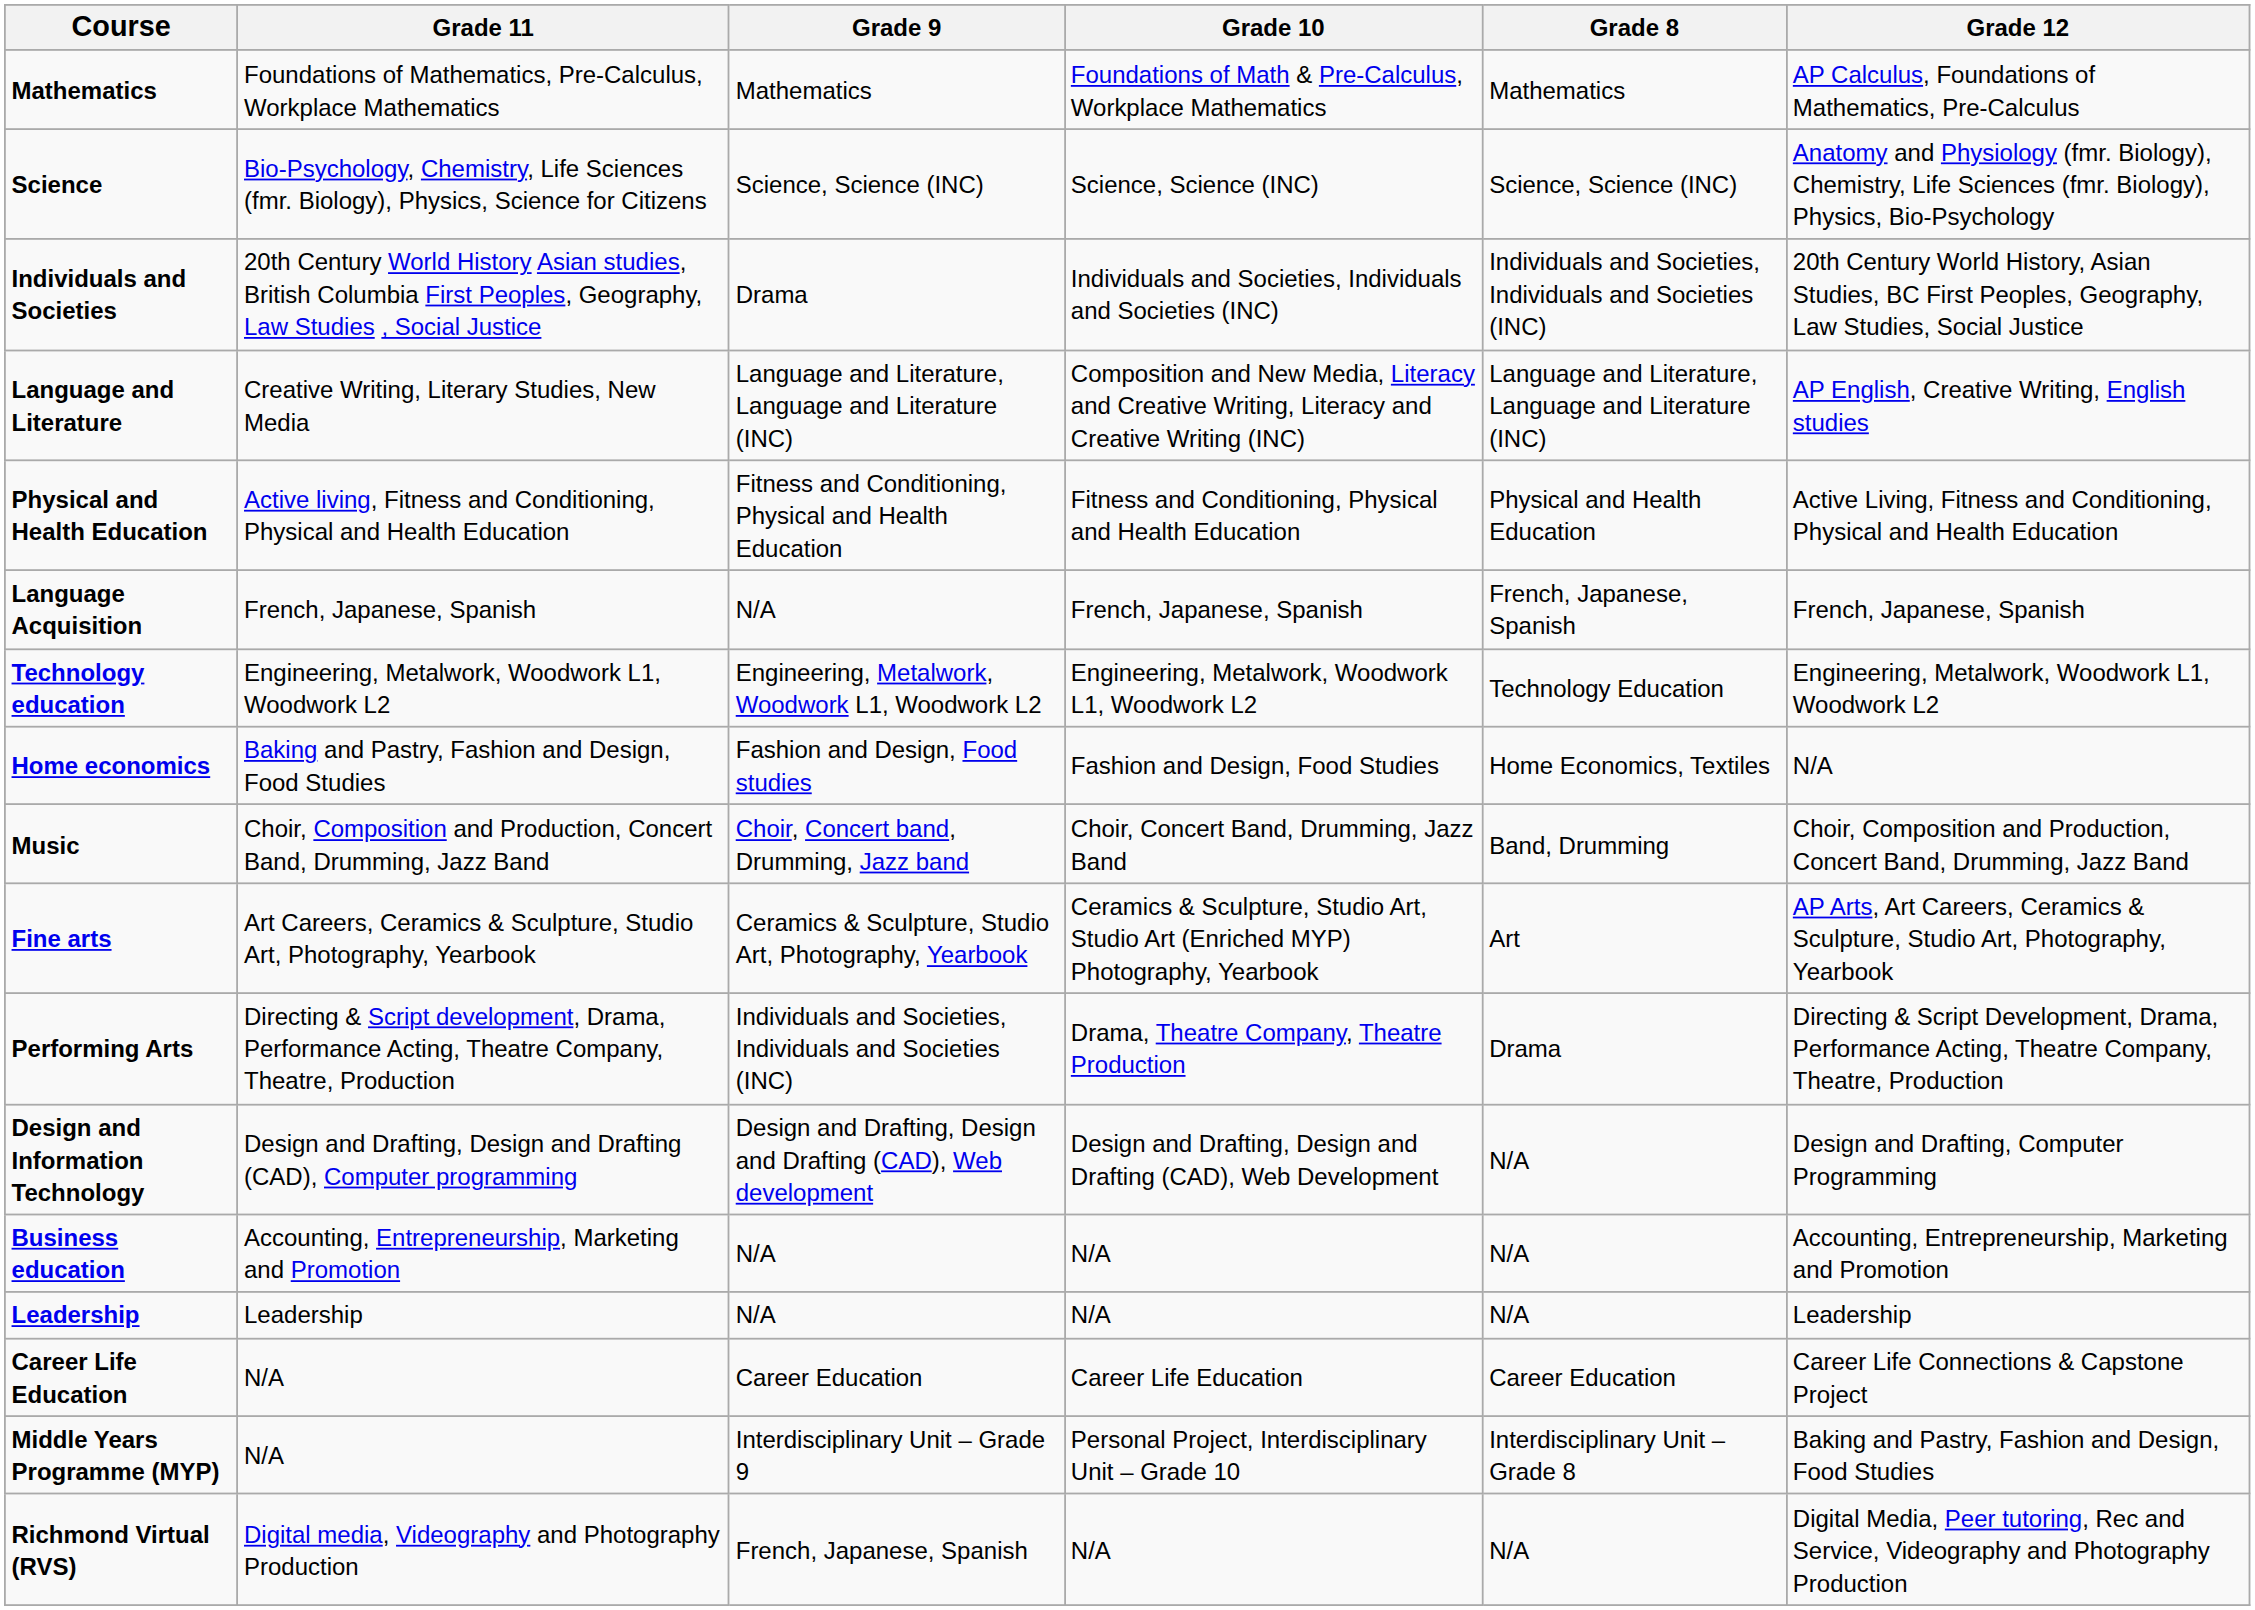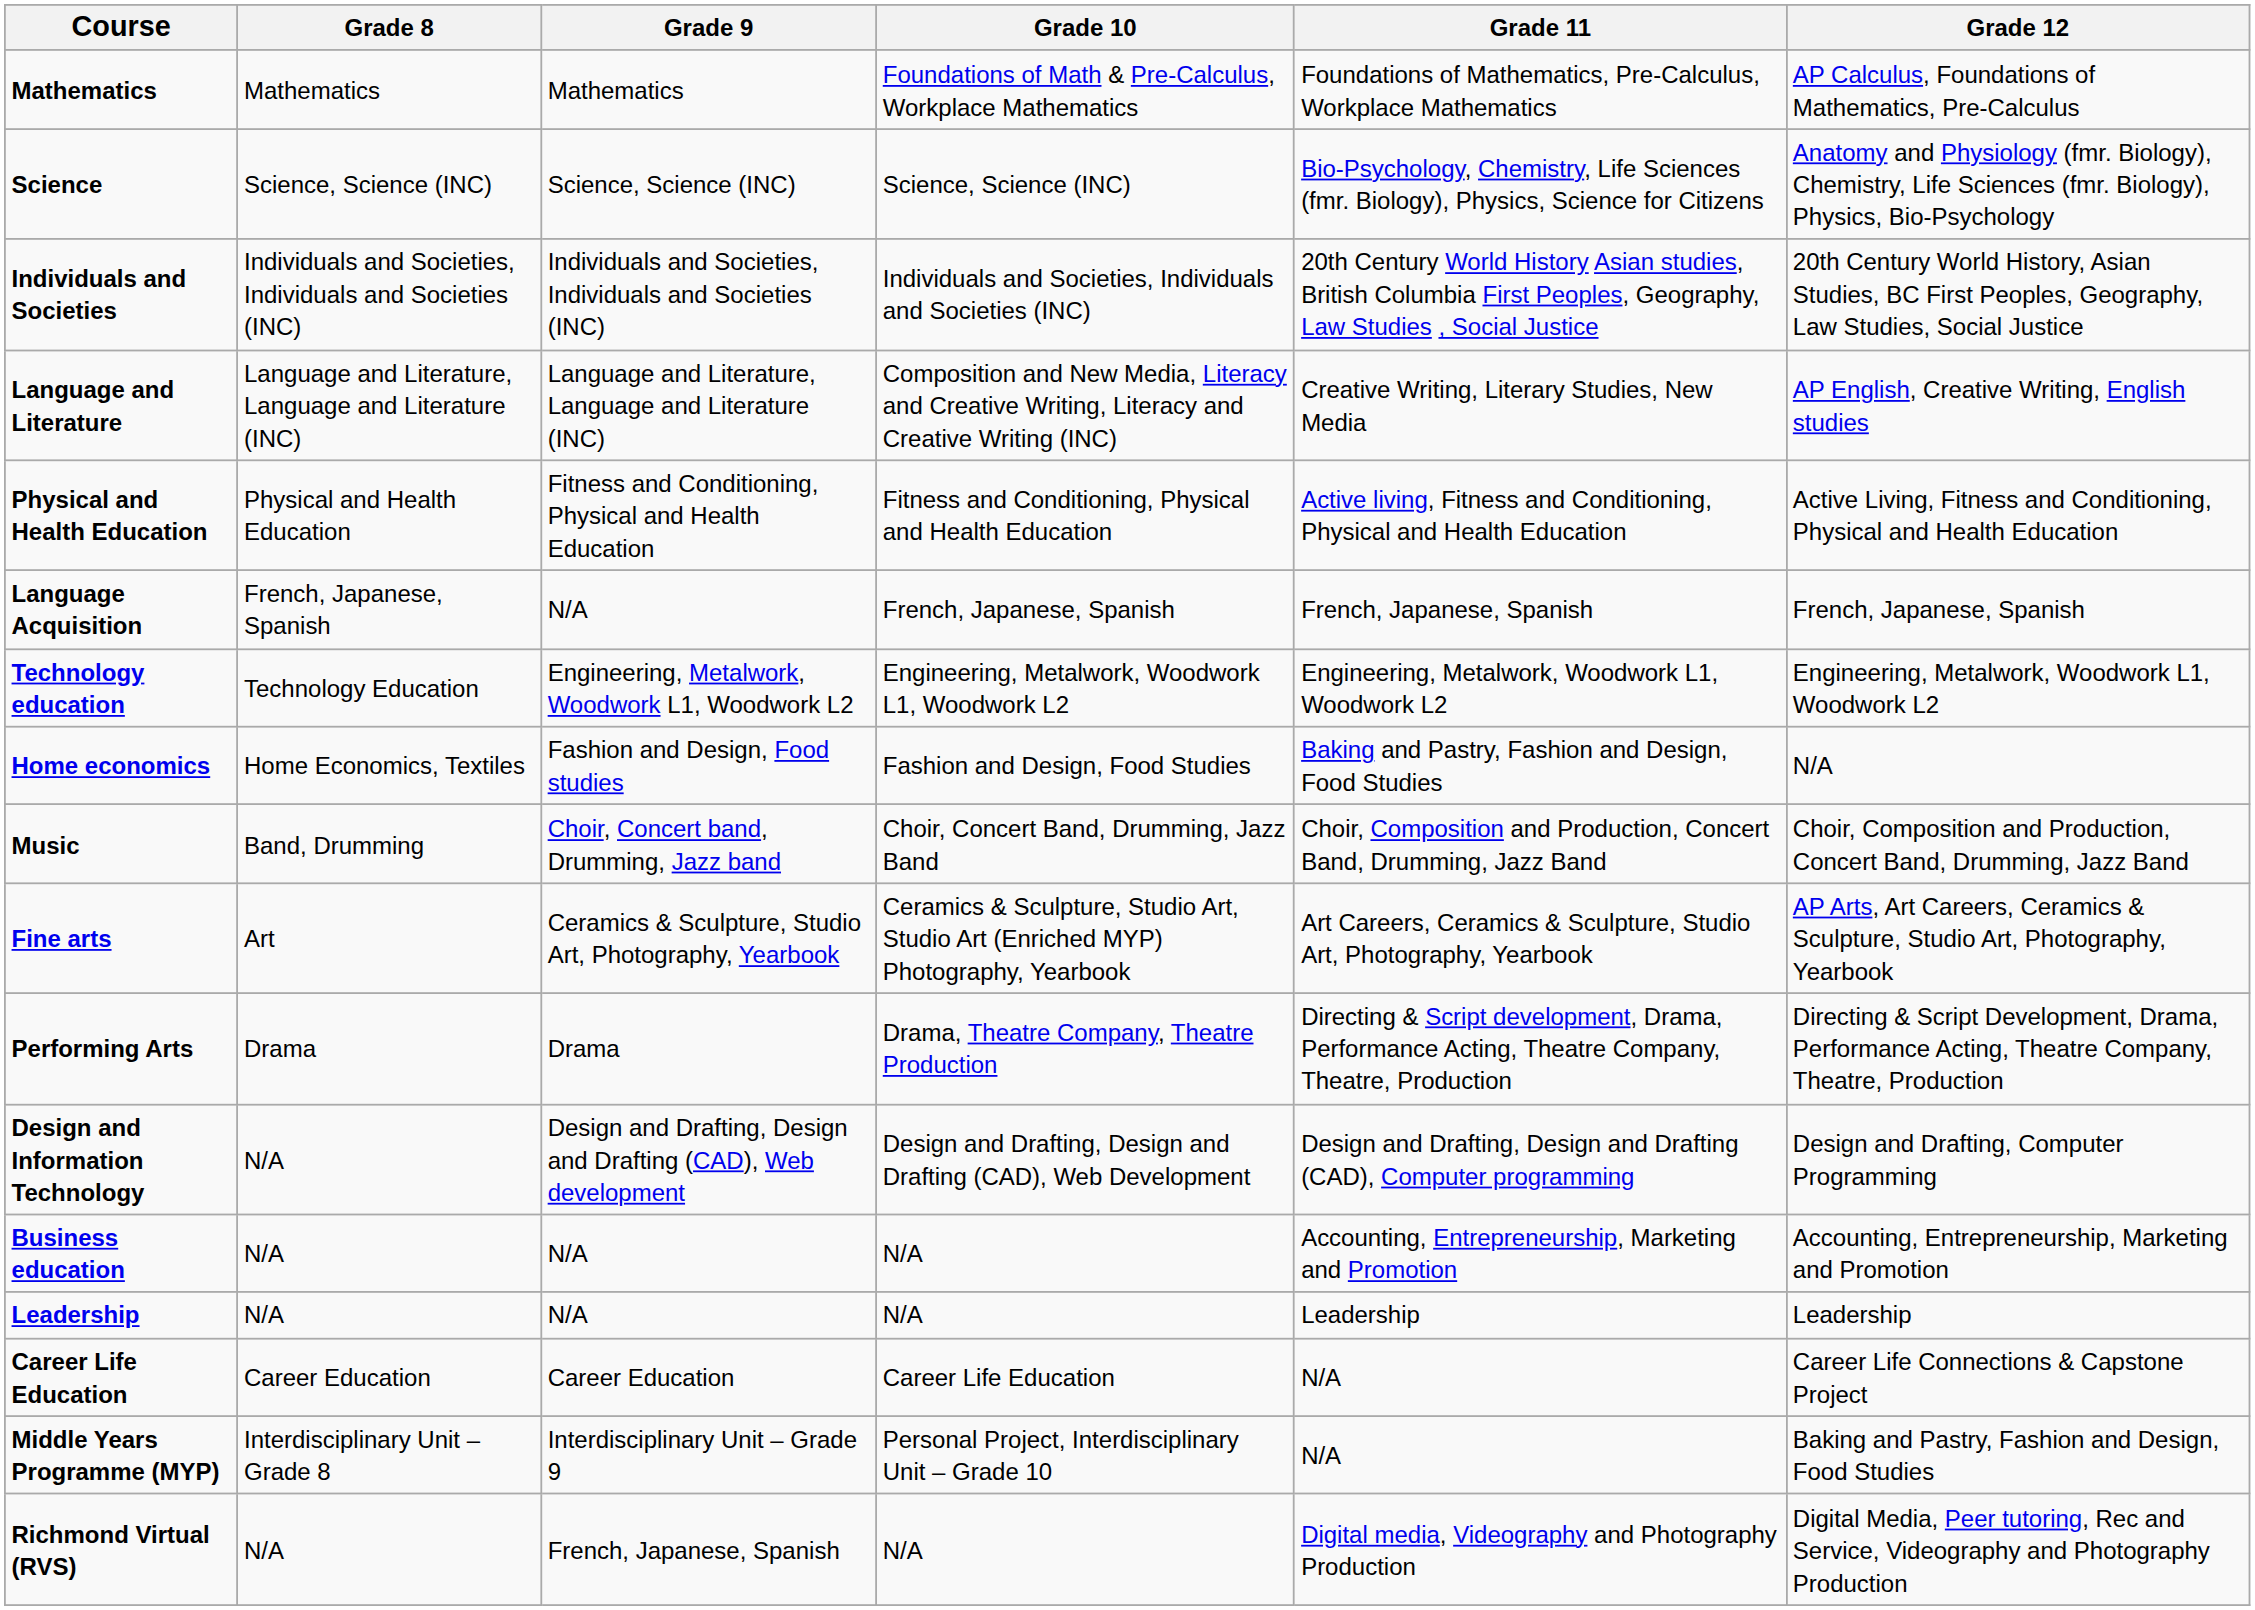columns swapped: (1634, 29) <-> (483, 29)
(772, 295) Drama -> (683, 295) Individuals and Societies, Individuals and Societies (INC)
(871, 1049) Individuals and Societies, Individuals and Societies (INC) -> (584, 1049) Drama
